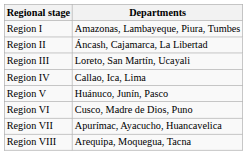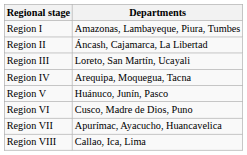(110, 77) Callao, Ica, Lima -> (133, 77) Arequipa, Moquegua, Tacna
(133, 142) Arequipa, Moquegua, Tacna -> (110, 142) Callao, Ica, Lima
